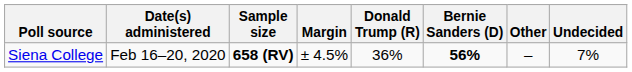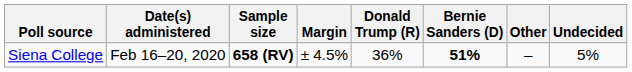(465, 55) 56% -> (465, 55) 51%
(588, 55) 7% -> (588, 55) 5%
